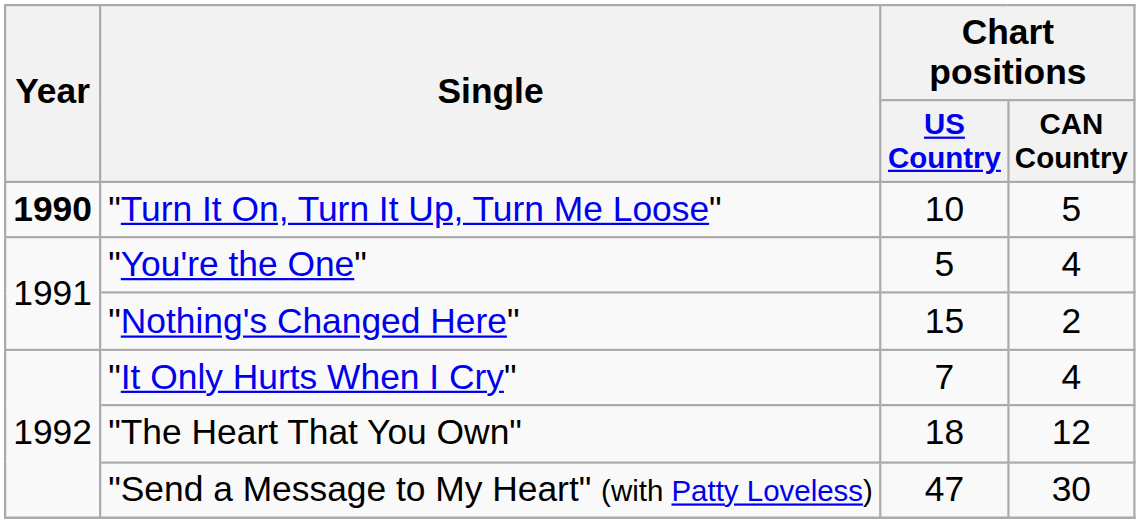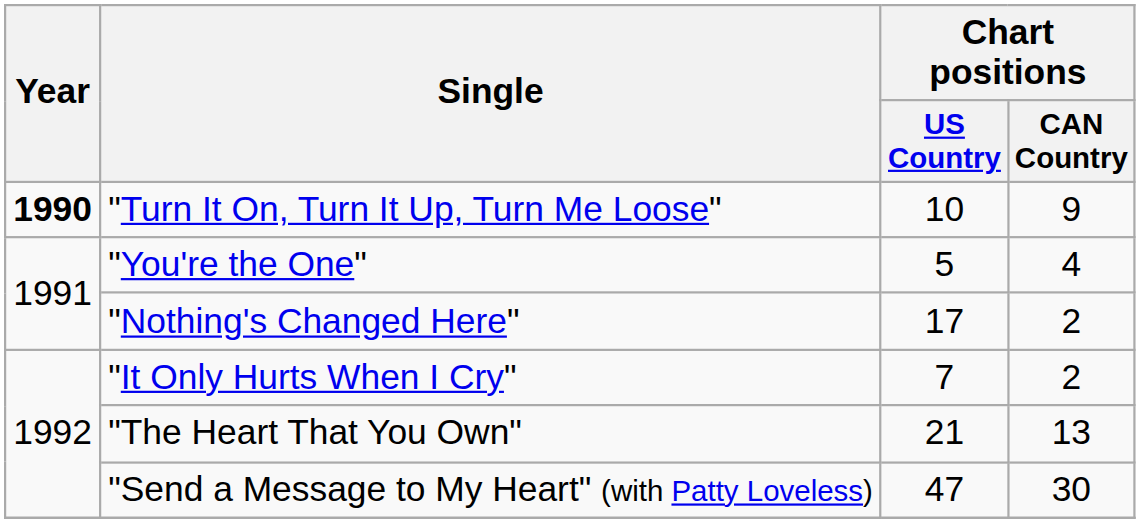(1071, 208) 5 -> (1071, 208) 9
(944, 320) 15 -> (944, 320) 17
(1071, 376) 4 -> (1071, 376) 2
(944, 432) 18 -> (944, 432) 21
(1071, 432) 12 -> (1071, 432) 13
